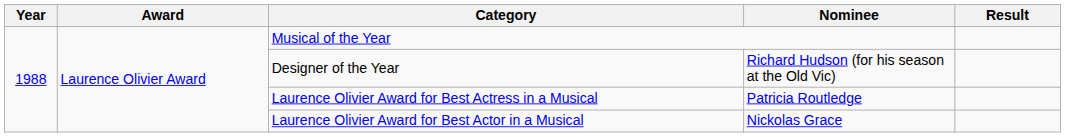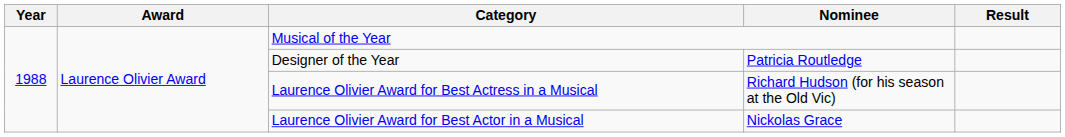(845, 68) Richard Hudson (for his season at the Old Vic) -> (804, 60) Patricia Routledge
(804, 98) Patricia Routledge -> (845, 90) Richard Hudson (for his season at the Old Vic)
